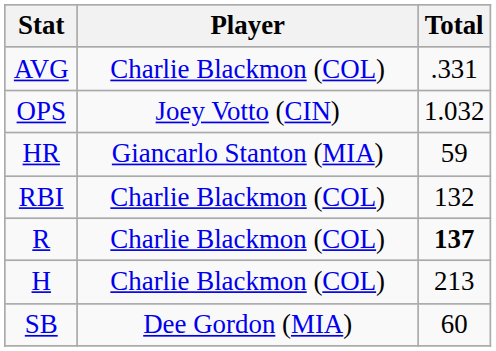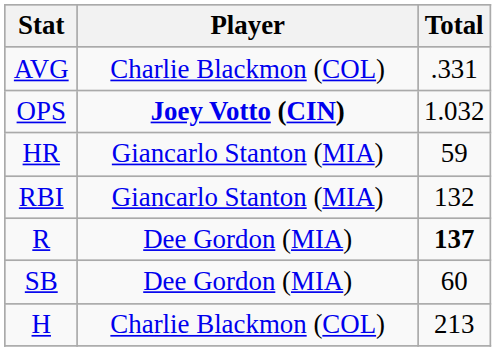(248, 111) normal -> (248, 111) bold
(248, 196) Charlie Blackmon (COL) -> (248, 196) Giancarlo Stanton (MIA)
(248, 238) Charlie Blackmon (COL) -> (248, 238) Dee Gordon (MIA)
rows swapped: (41, 281) <-> (41, 324)
